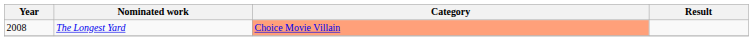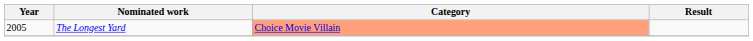(17, 28) 2008 -> (17, 28) 2005
